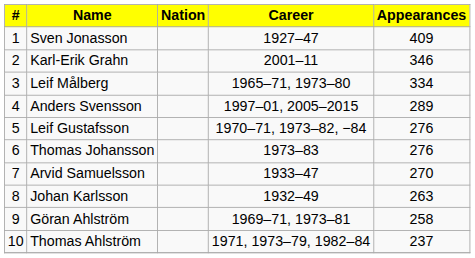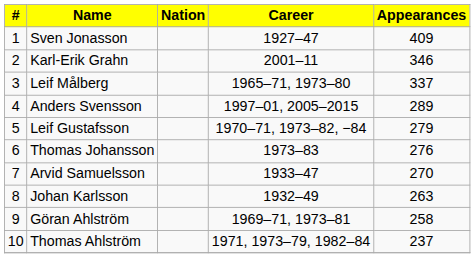(422, 83) 334 -> (422, 83) 337
(422, 128) 276 -> (422, 128) 279
